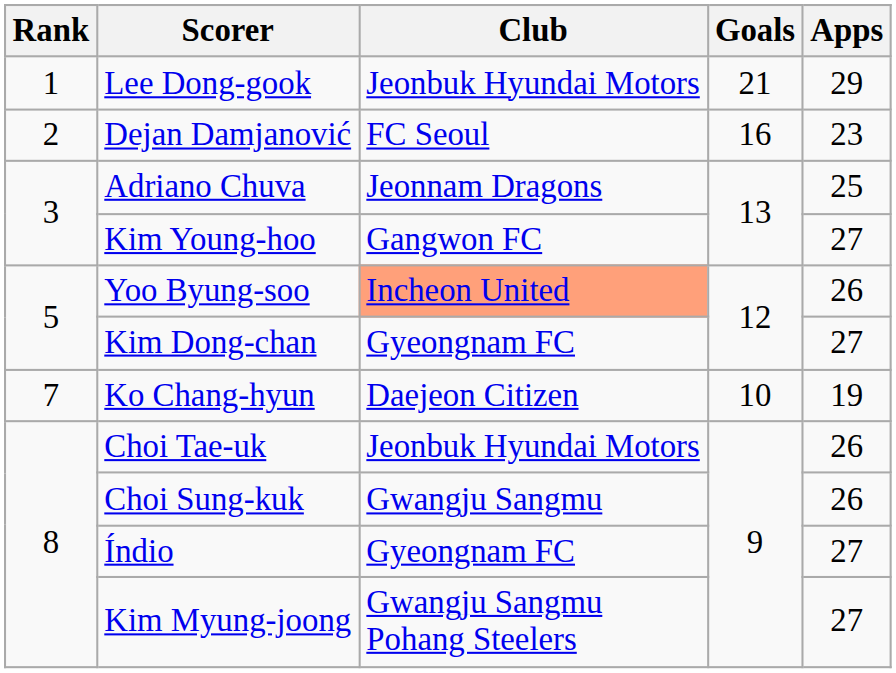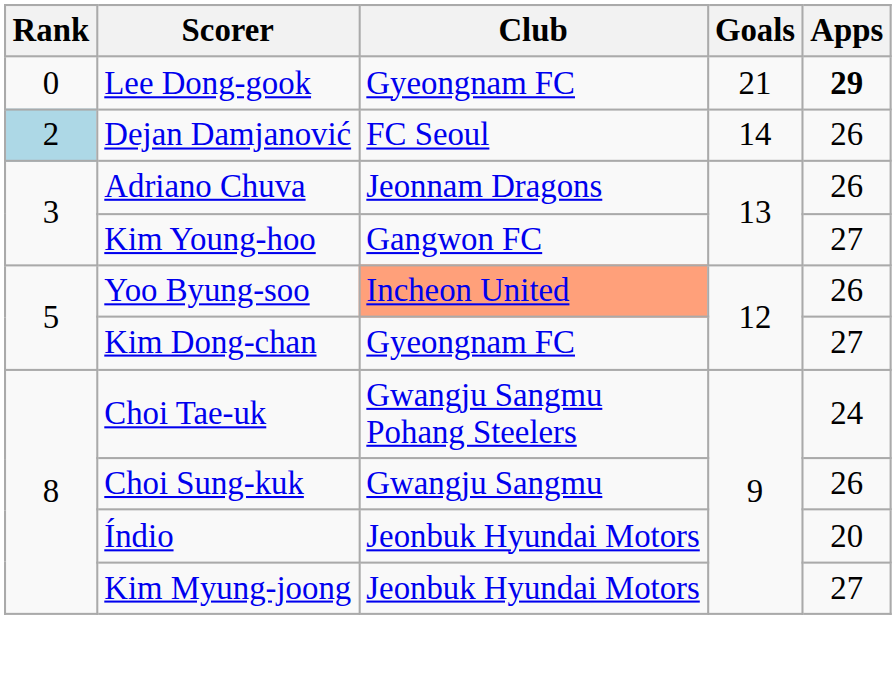(51, 82) 1 -> (51, 82) 0
(533, 82) Jeonbuk Hyundai Motors -> (471, 82) Gyeongnam FC
(847, 82) normal -> (847, 82) bold
(51, 134) no background -> (51, 134) lightblue background
(755, 134) 16 -> (755, 134) 14
(847, 134) 23 -> (847, 134) 26
(847, 186) 25 -> (847, 186) 26
- row: (210, 394)
(533, 446) Jeonbuk Hyundai Motors -> (484, 413) Gwangju Sangmu Pohang Steelers
(847, 446) 26 -> (847, 413) 24
(471, 550) Gyeongnam FC -> (533, 535) Jeonbuk Hyundai Motors
(847, 550) 27 -> (847, 535) 20
(484, 621) Gwangju Sangmu Pohang Steelers -> (533, 587) Jeonbuk Hyundai Motors
